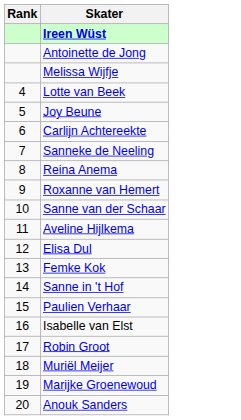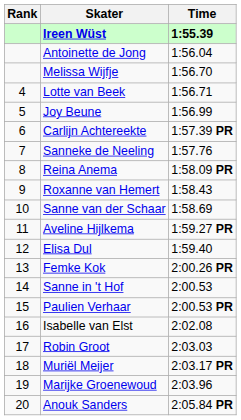+ column: (202, 14)
